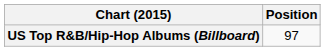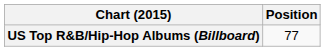(292, 35) 97 -> (292, 35) 77
